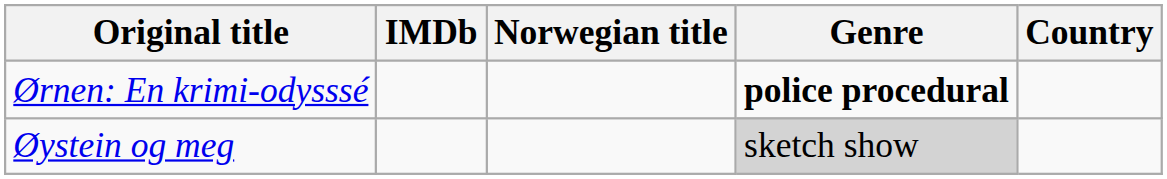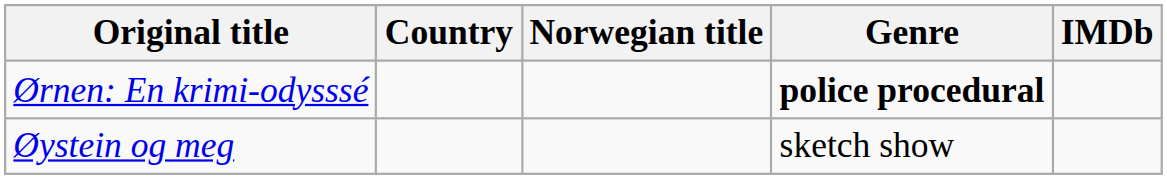columns swapped: (1089, 32) <-> (431, 32)
(831, 145) lightgrey background -> (867, 145) no background
